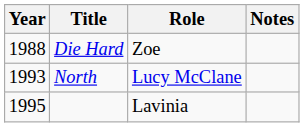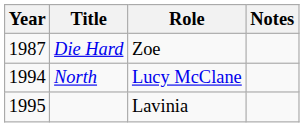(27, 48) 1988 -> (27, 48) 1987
(27, 77) 1993 -> (27, 77) 1994
